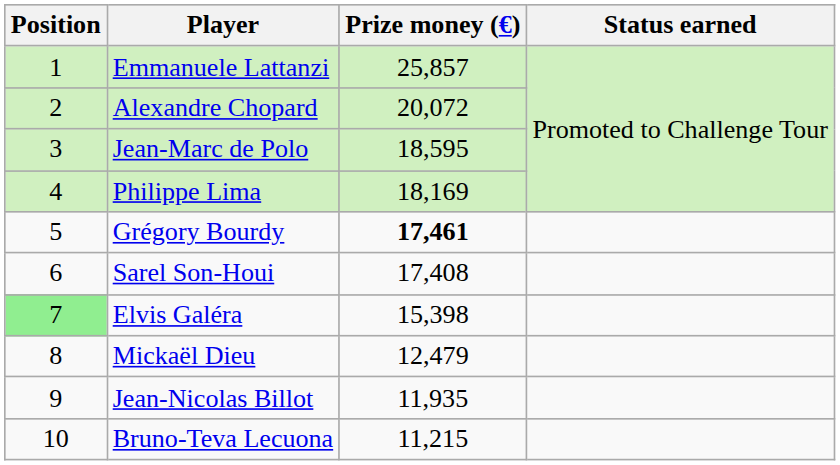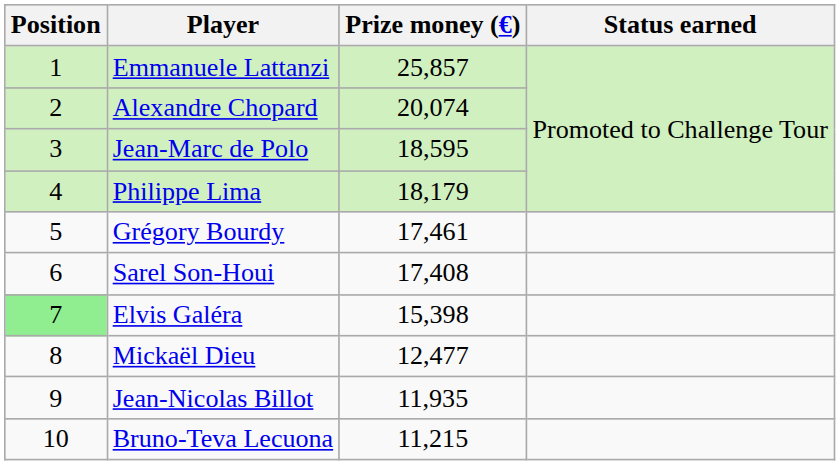(433, 107) 20,072 -> (433, 107) 20,074
(433, 190) 18,169 -> (433, 190) 18,179
(433, 231) bold -> (433, 231) normal
(433, 356) 12,479 -> (433, 356) 12,477
